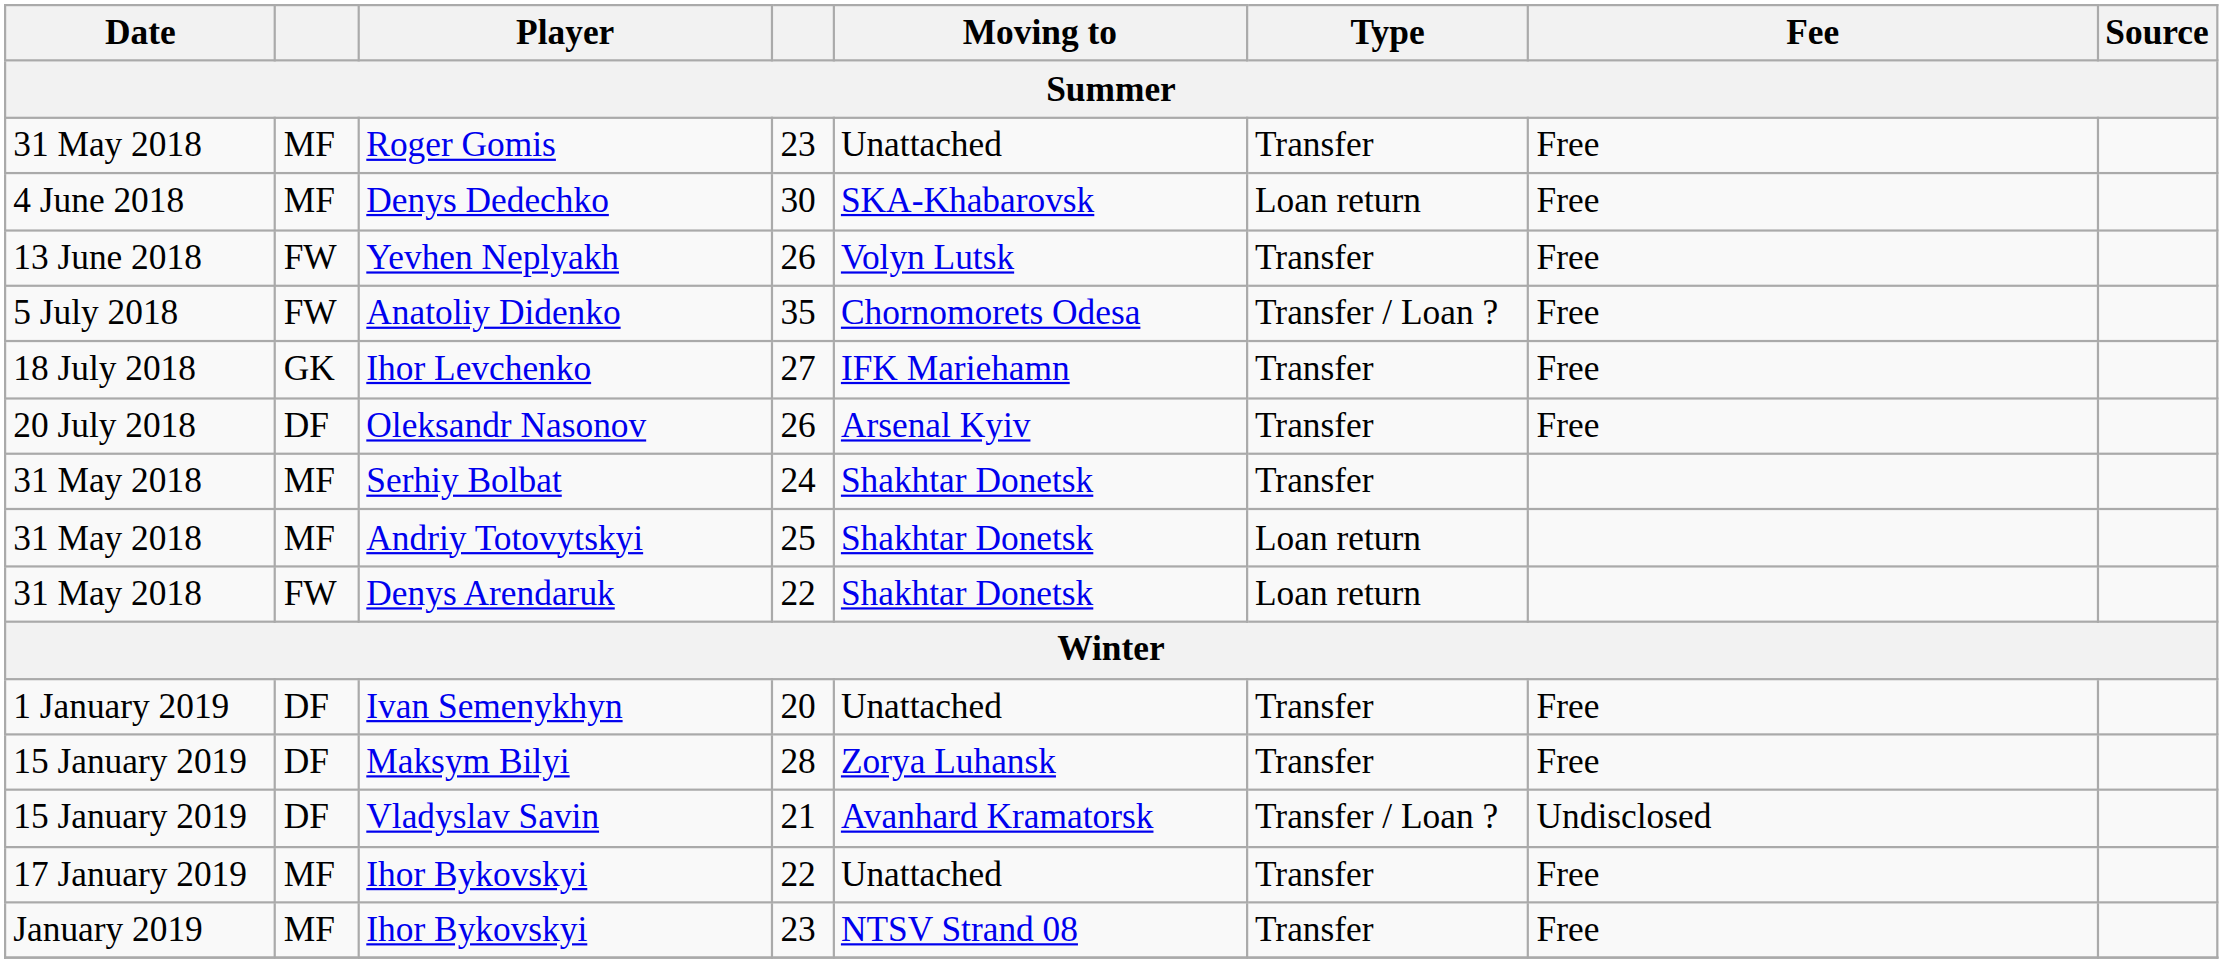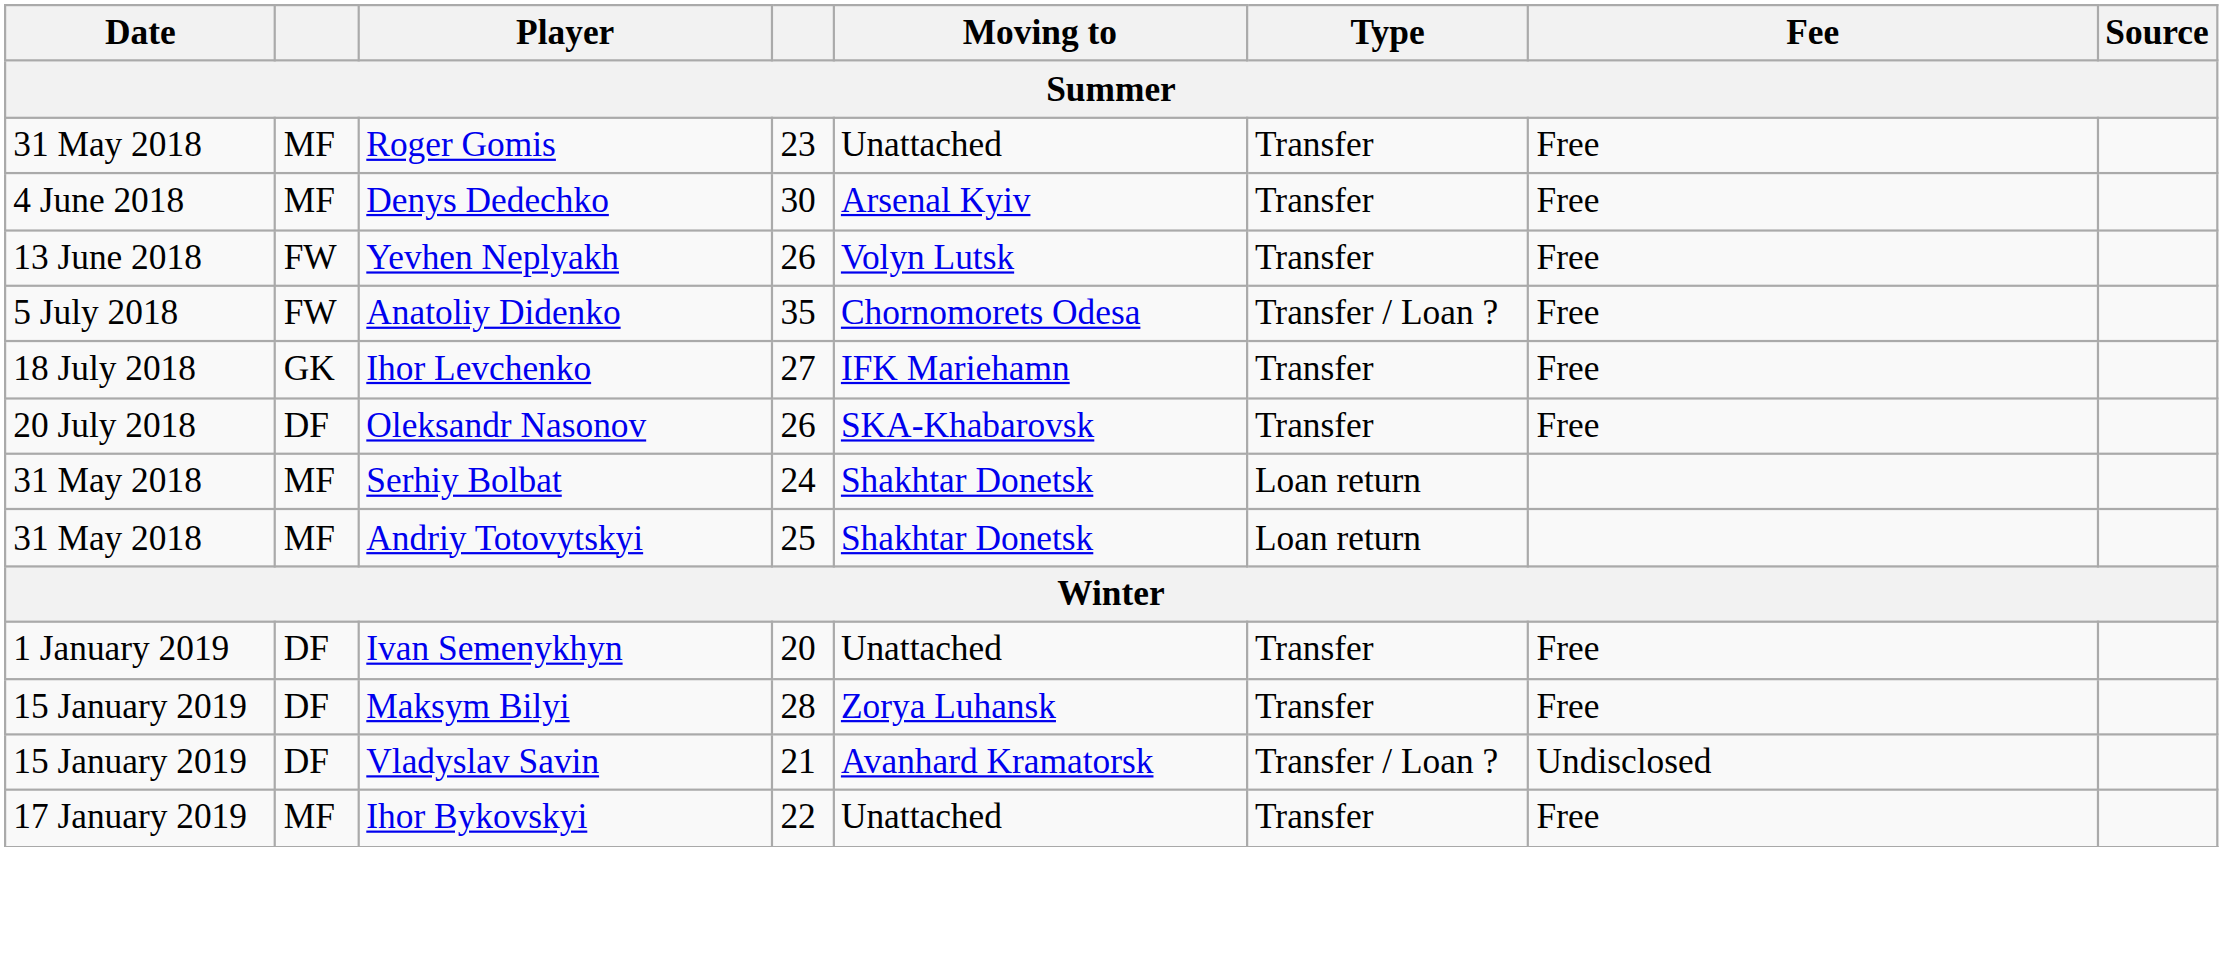(968, 200) SKA-Khabarovsk -> (936, 200) Arsenal Kyiv
(1338, 200) Loan return -> (1314, 200) Transfer
(936, 425) Arsenal Kyiv -> (968, 425) SKA-Khabarovsk
(1314, 481) Transfer -> (1338, 481) Loan return
- row: (491, 593)
- row: (477, 929)
